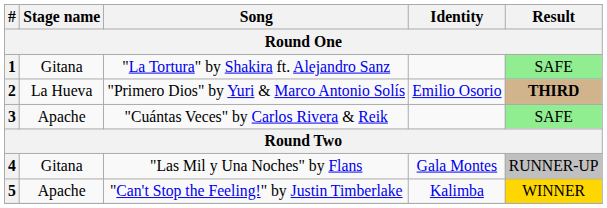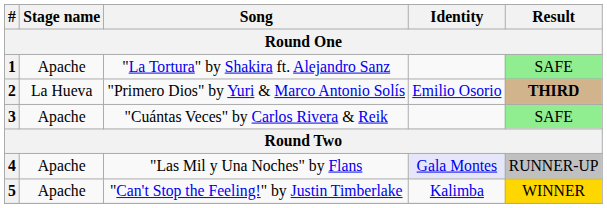(62, 66) Gitana -> (62, 66) Apache
(62, 166) Gitana -> (62, 166) Apache
(457, 166) no background -> (457, 166) lavender background
